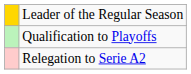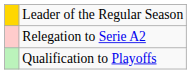rows swapped: (89, 36) <-> (84, 58)
